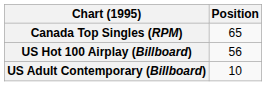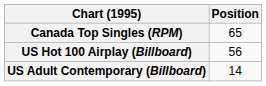(235, 71) 10 -> (235, 71) 14
